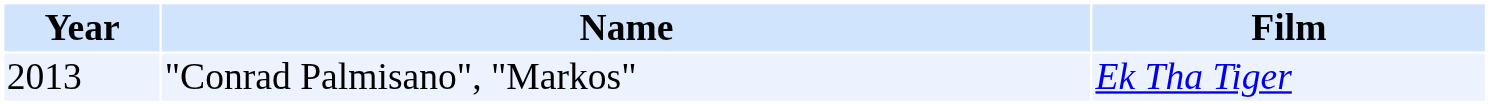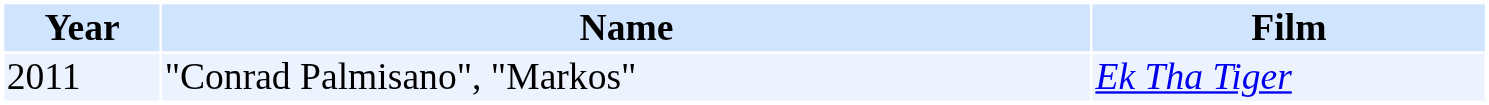(44, 76) 2013 -> (44, 76) 2011
